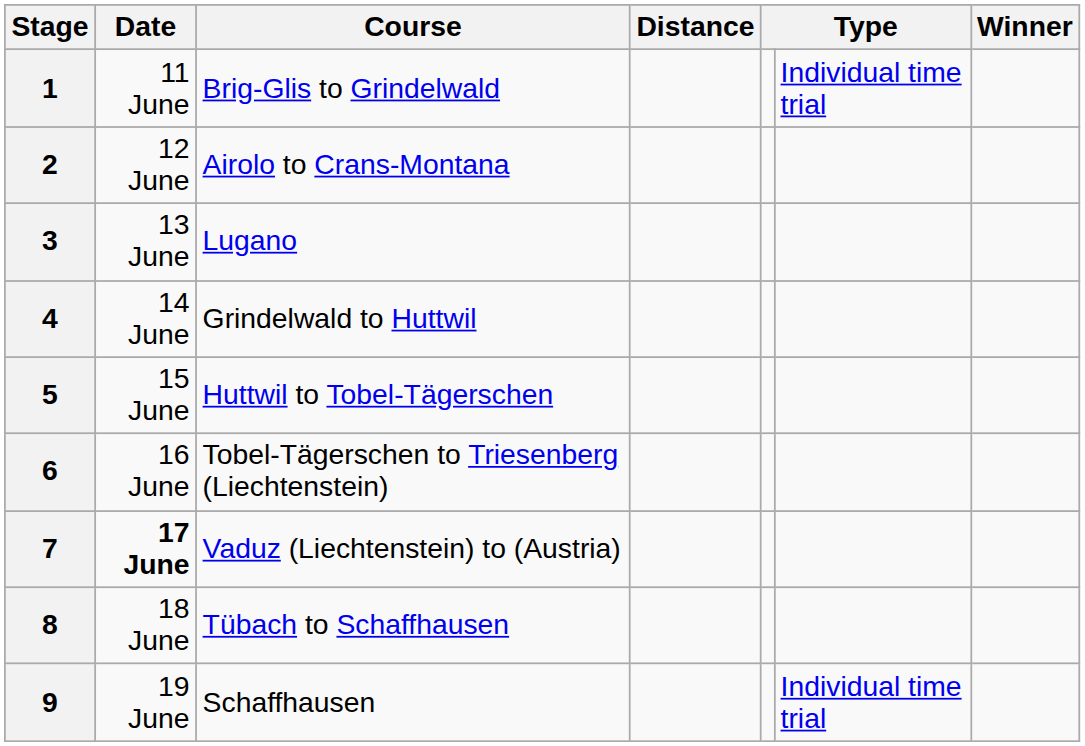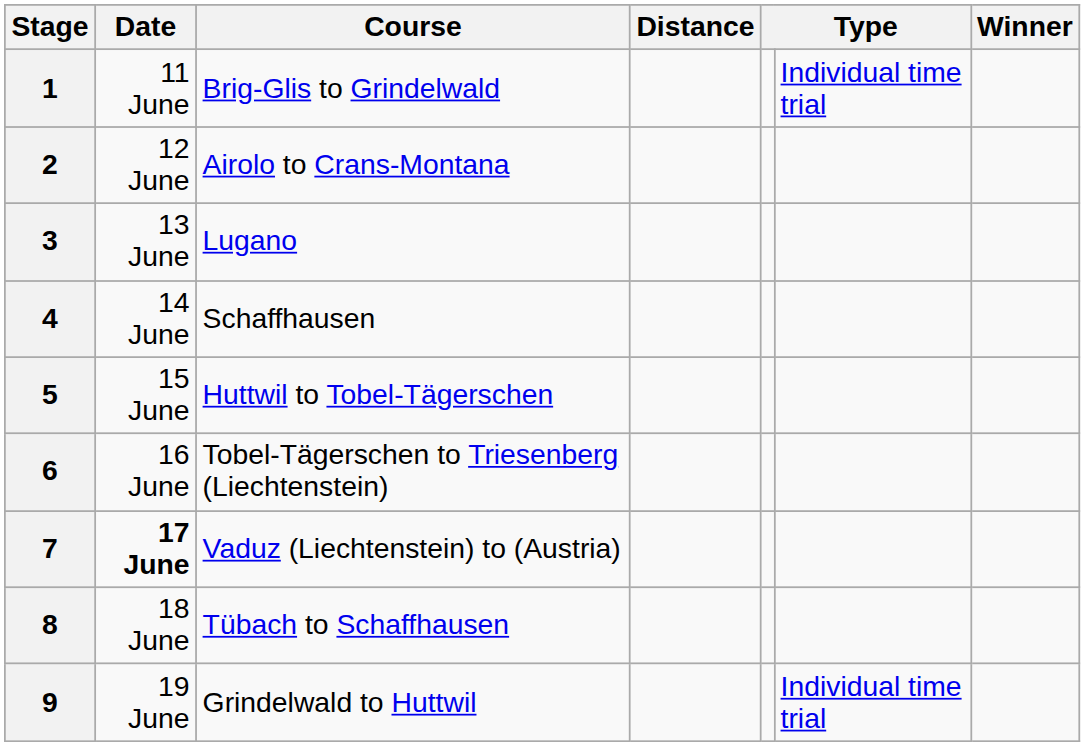(340, 318) Grindelwald to Huttwil -> (289, 318) Schaffhausen
(289, 701) Schaffhausen -> (340, 701) Grindelwald to Huttwil
